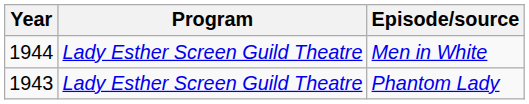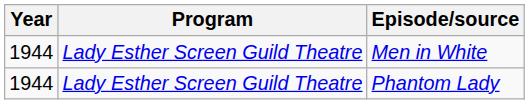(31, 83) 1943 -> (31, 83) 1944
